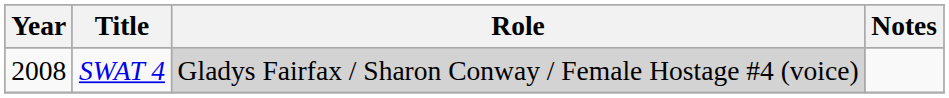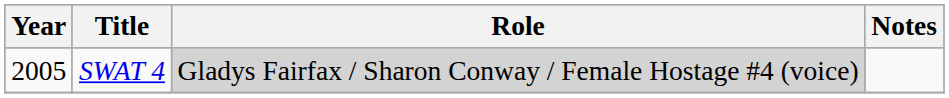(39, 69) 2008 -> (39, 69) 2005
